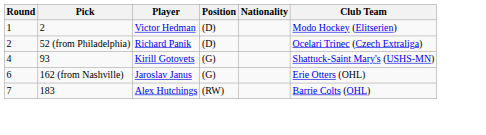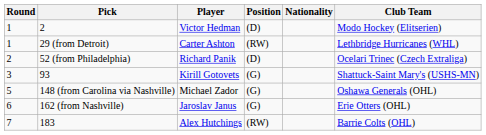+ row: (74, 43)
(9, 59) 4 -> (9, 75) 3
+ row: (107, 91)
